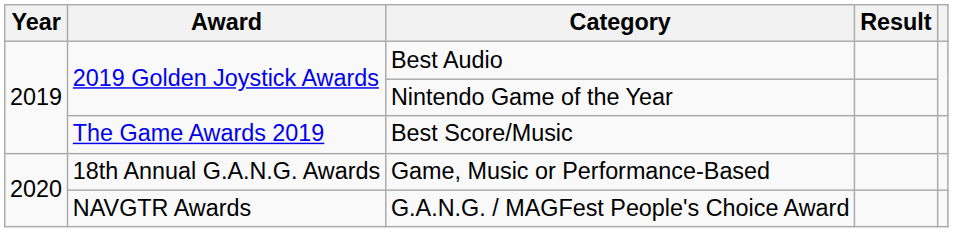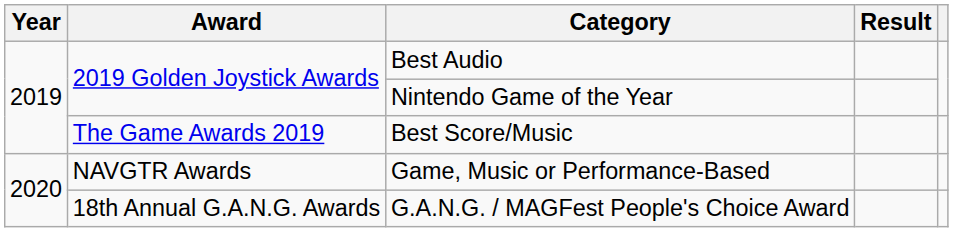(227, 171) 18th Annual G.A.N.G. Awards -> (162, 171) NAVGTR Awards
(162, 208) NAVGTR Awards -> (227, 208) 18th Annual G.A.N.G. Awards
